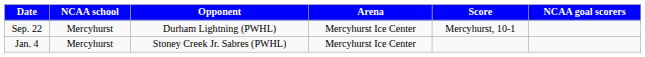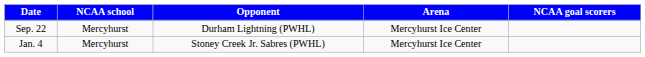- column: (480, 12)
